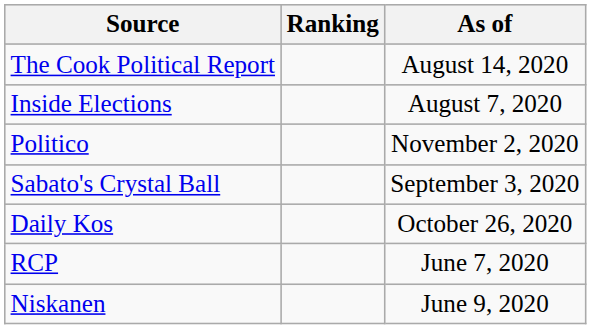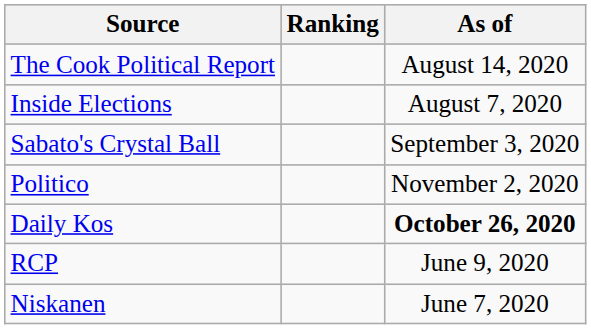rows swapped: (115, 183) <-> (50, 143)
(485, 223) normal -> (485, 223) bold
(485, 263) June 7, 2020 -> (485, 263) June 9, 2020
(485, 303) June 9, 2020 -> (485, 303) June 7, 2020
